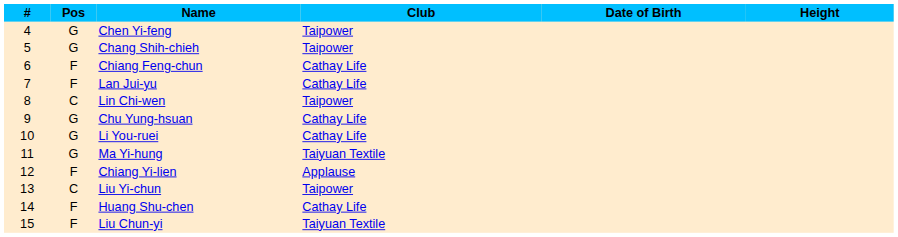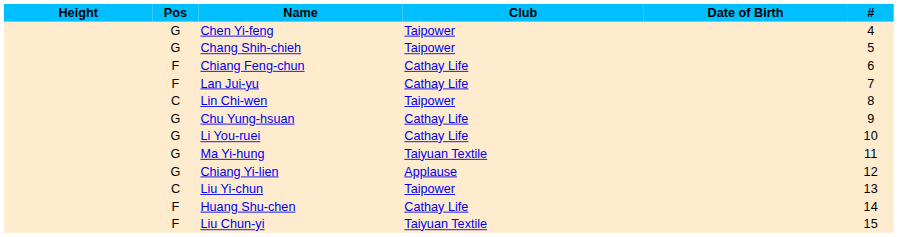columns swapped: (27, 13) <-> (820, 13)
(73, 171) F -> (175, 171) G
